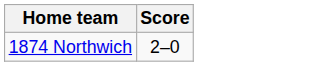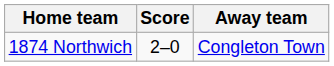+ column: (261, 18)
